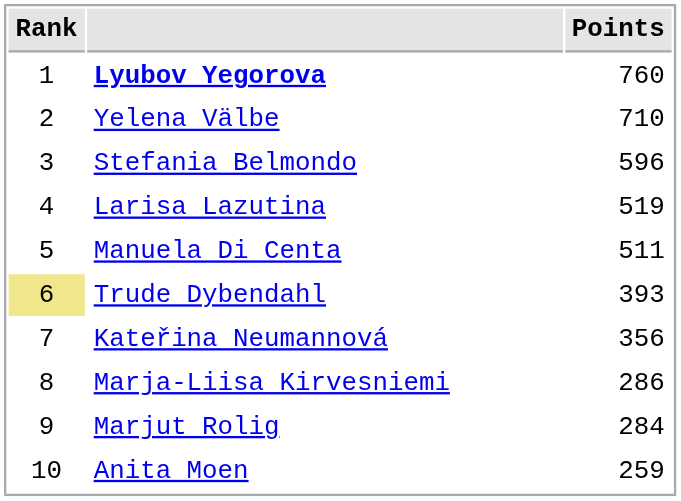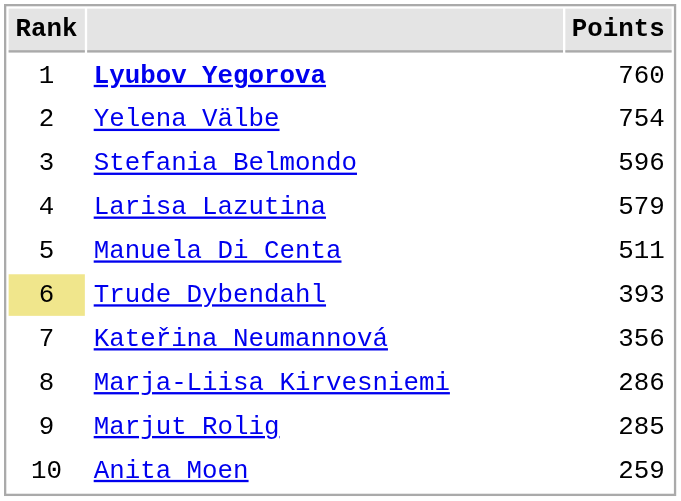(642, 120) 710 -> (642, 120) 754
(642, 207) 519 -> (642, 207) 579
(642, 427) 284 -> (642, 427) 285
